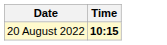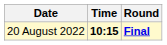+ column: (141, 13)
